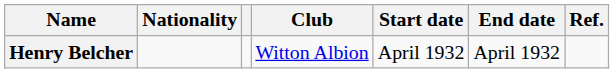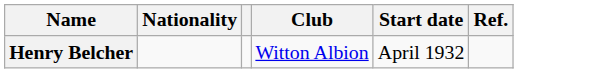- column: (517, 20)
